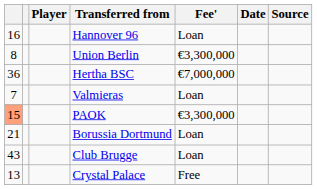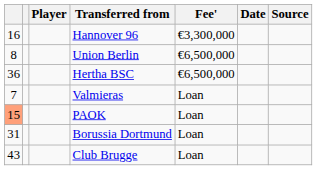(191, 34) Loan -> (206, 34) €3,300,000
(206, 54) €3,300,000 -> (206, 54) €6,500,000
(206, 74) €7,000,000 -> (206, 74) €6,500,000
(206, 114) €3,300,000 -> (191, 114) Loan
(14, 134) 21 -> (14, 134) 31
- row: (109, 174)
